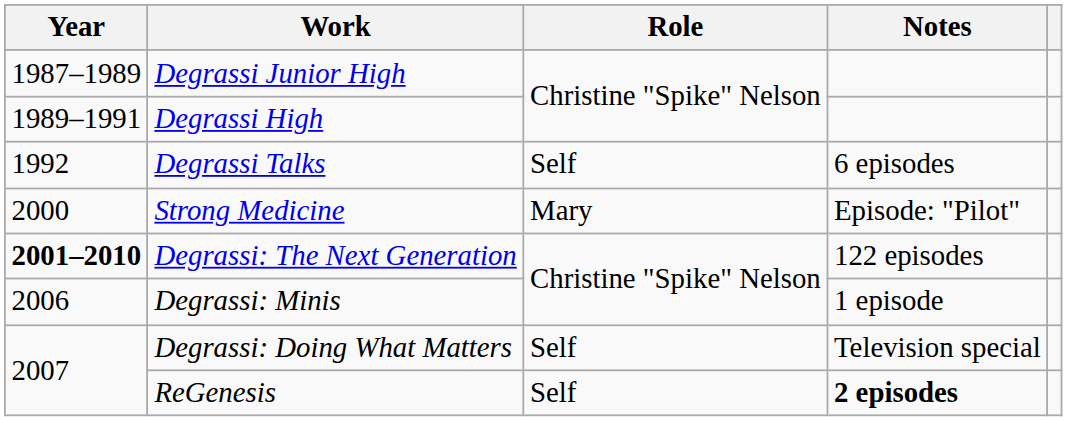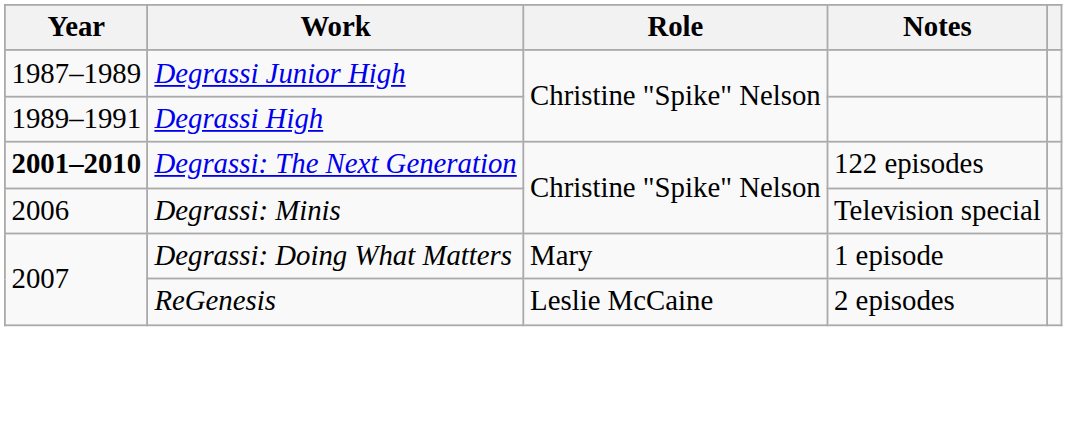- row: (240, 164)
- row: (249, 210)
(889, 301) 1 episode -> (937, 210) Television special
(553, 347) Self -> (561, 255) Mary
(937, 347) Television special -> (889, 255) 1 episode
(553, 392) Self -> (622, 301) Leslie McCaine
(896, 392) bold -> (894, 301) normal
